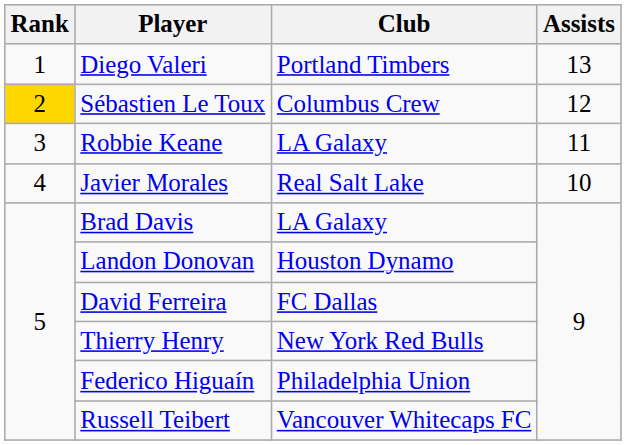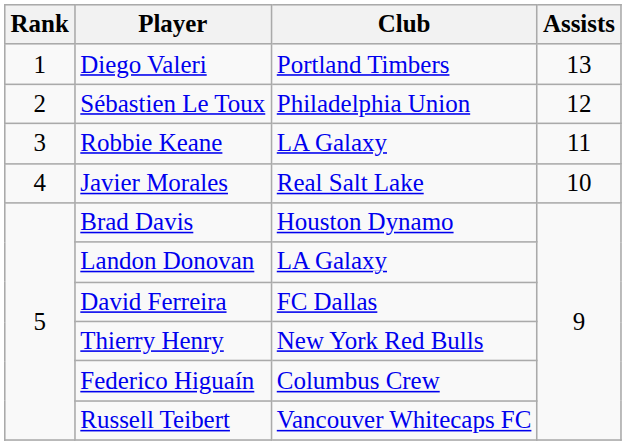(40, 103) gold background -> (40, 103) no background
(358, 103) Columbus Crew -> (373, 103) Philadelphia Union
(332, 222) LA Galaxy -> (365, 222) Houston Dynamo
(365, 261) Houston Dynamo -> (332, 261) LA Galaxy
(373, 380) Philadelphia Union -> (358, 380) Columbus Crew
